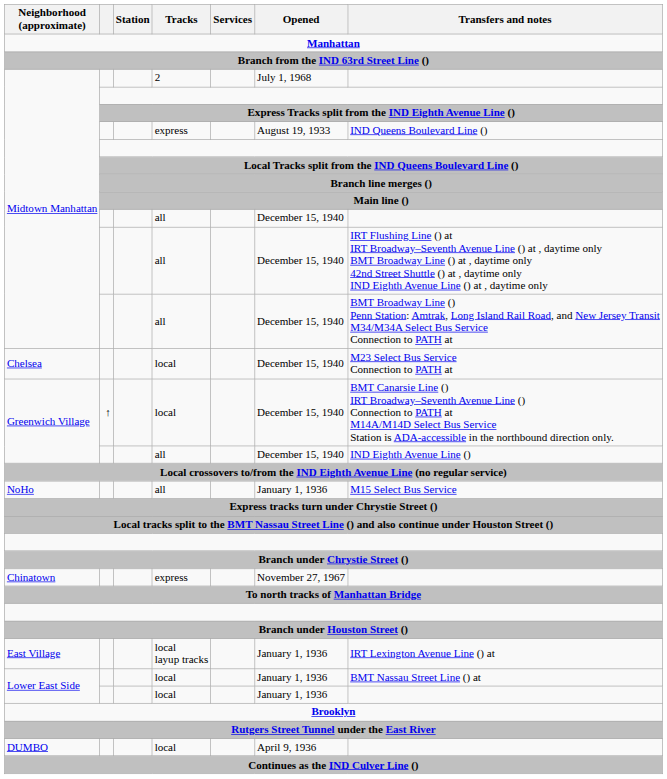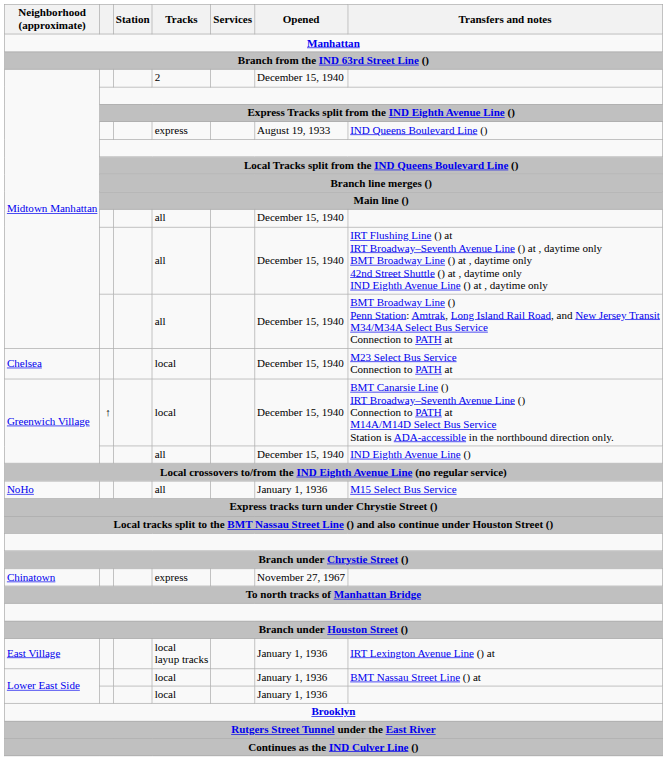(284, 78) July 1, 1968 -> (300, 78) December 15, 1940
- row: (27, 747)
